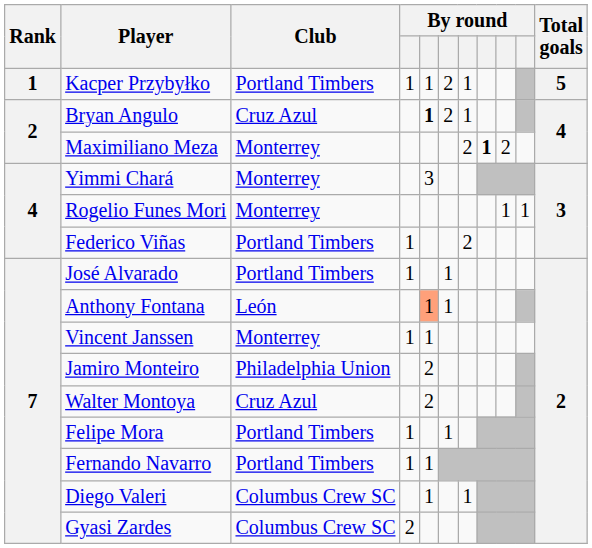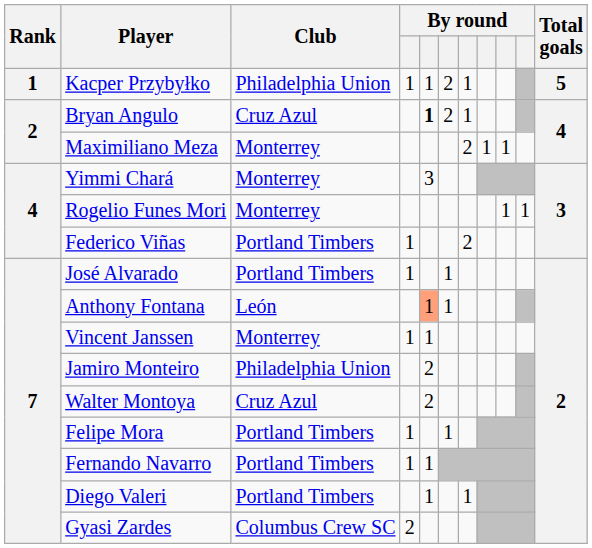(305, 83) Portland Timbers -> (313, 83) Philadelphia Union
(487, 147) bold -> (487, 147) normal
(506, 147) 2 -> (506, 147) 1
(315, 496) Columbus Crew SC -> (305, 496) Portland Timbers
